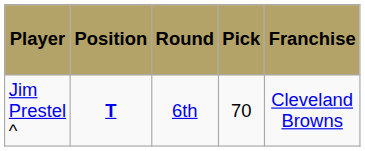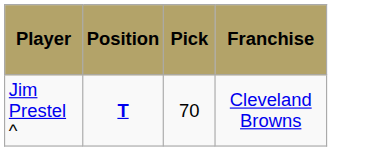- column: (185, 39)
